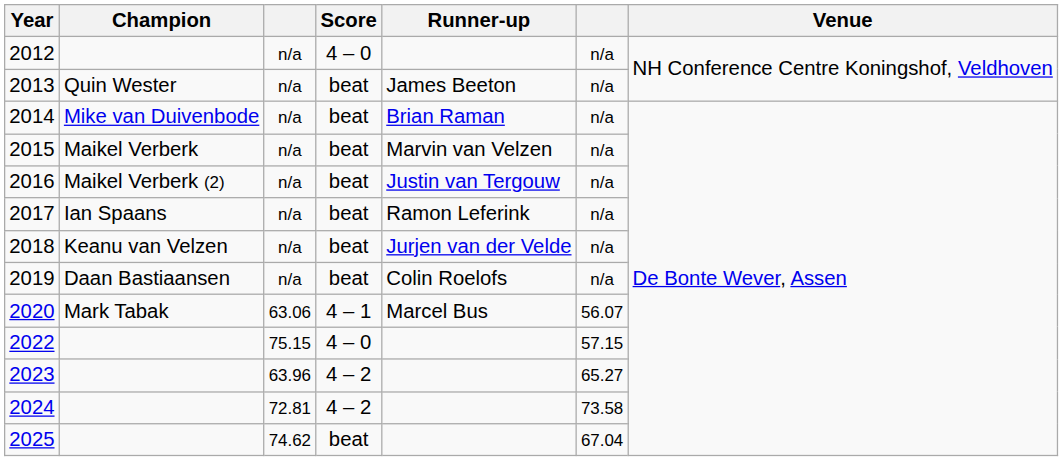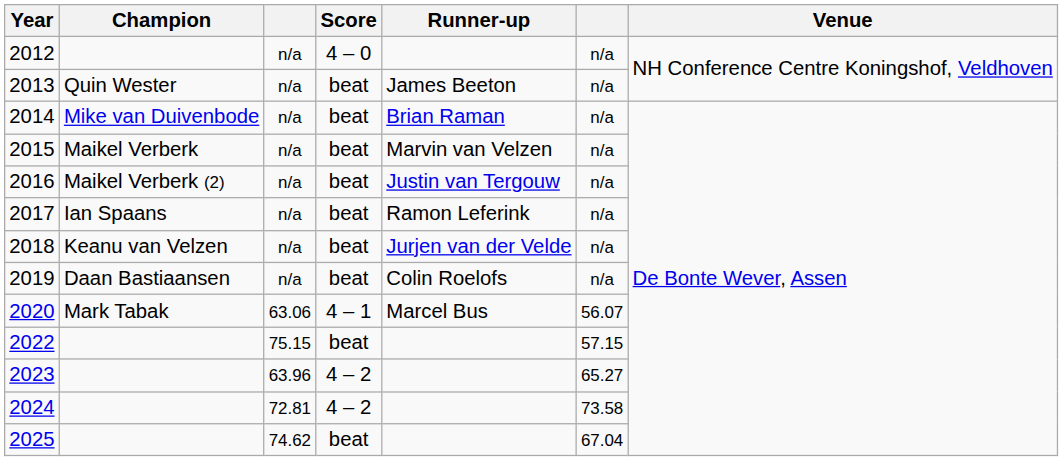(349, 342) 4 – 0 -> (349, 342) beat
